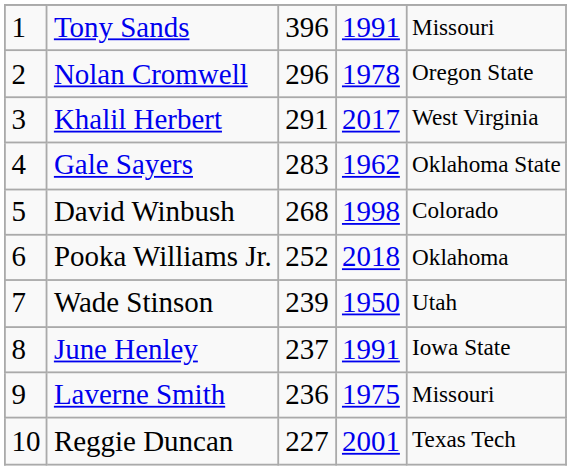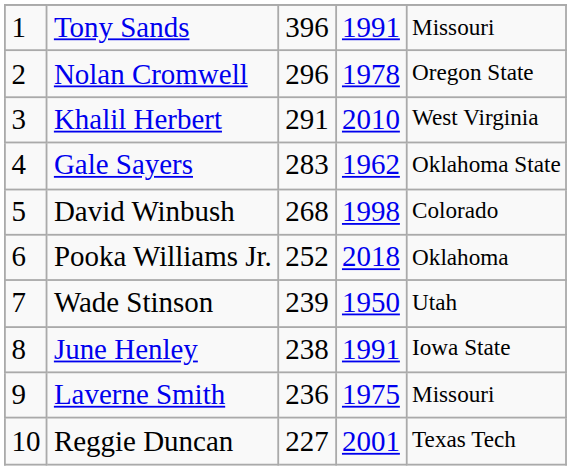(371, 119) 2017 -> (371, 119) 2010
(307, 348) 237 -> (307, 348) 238
